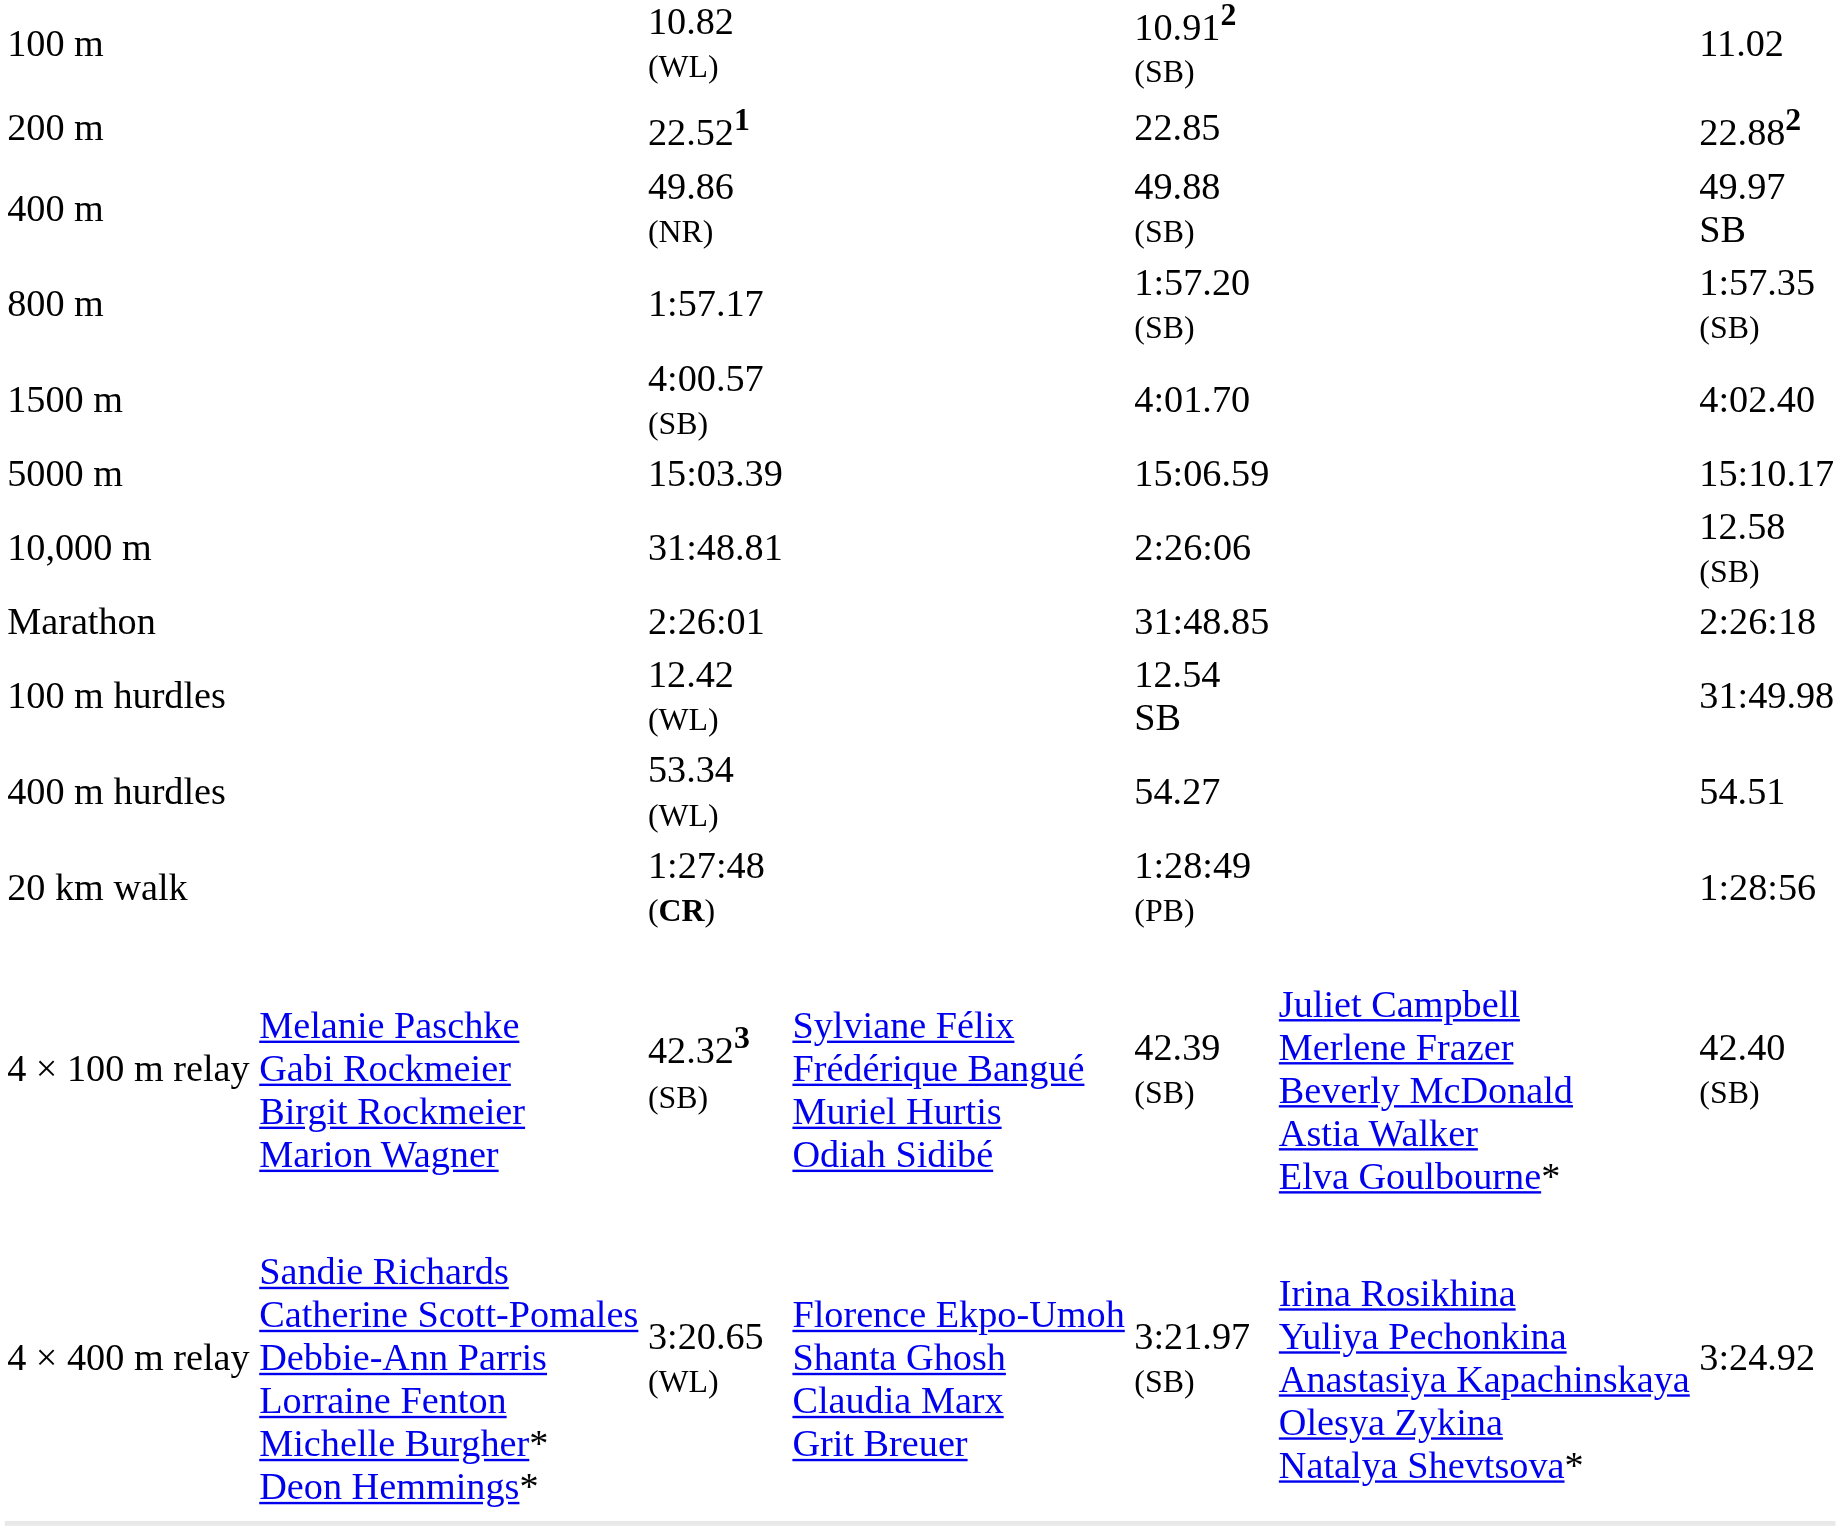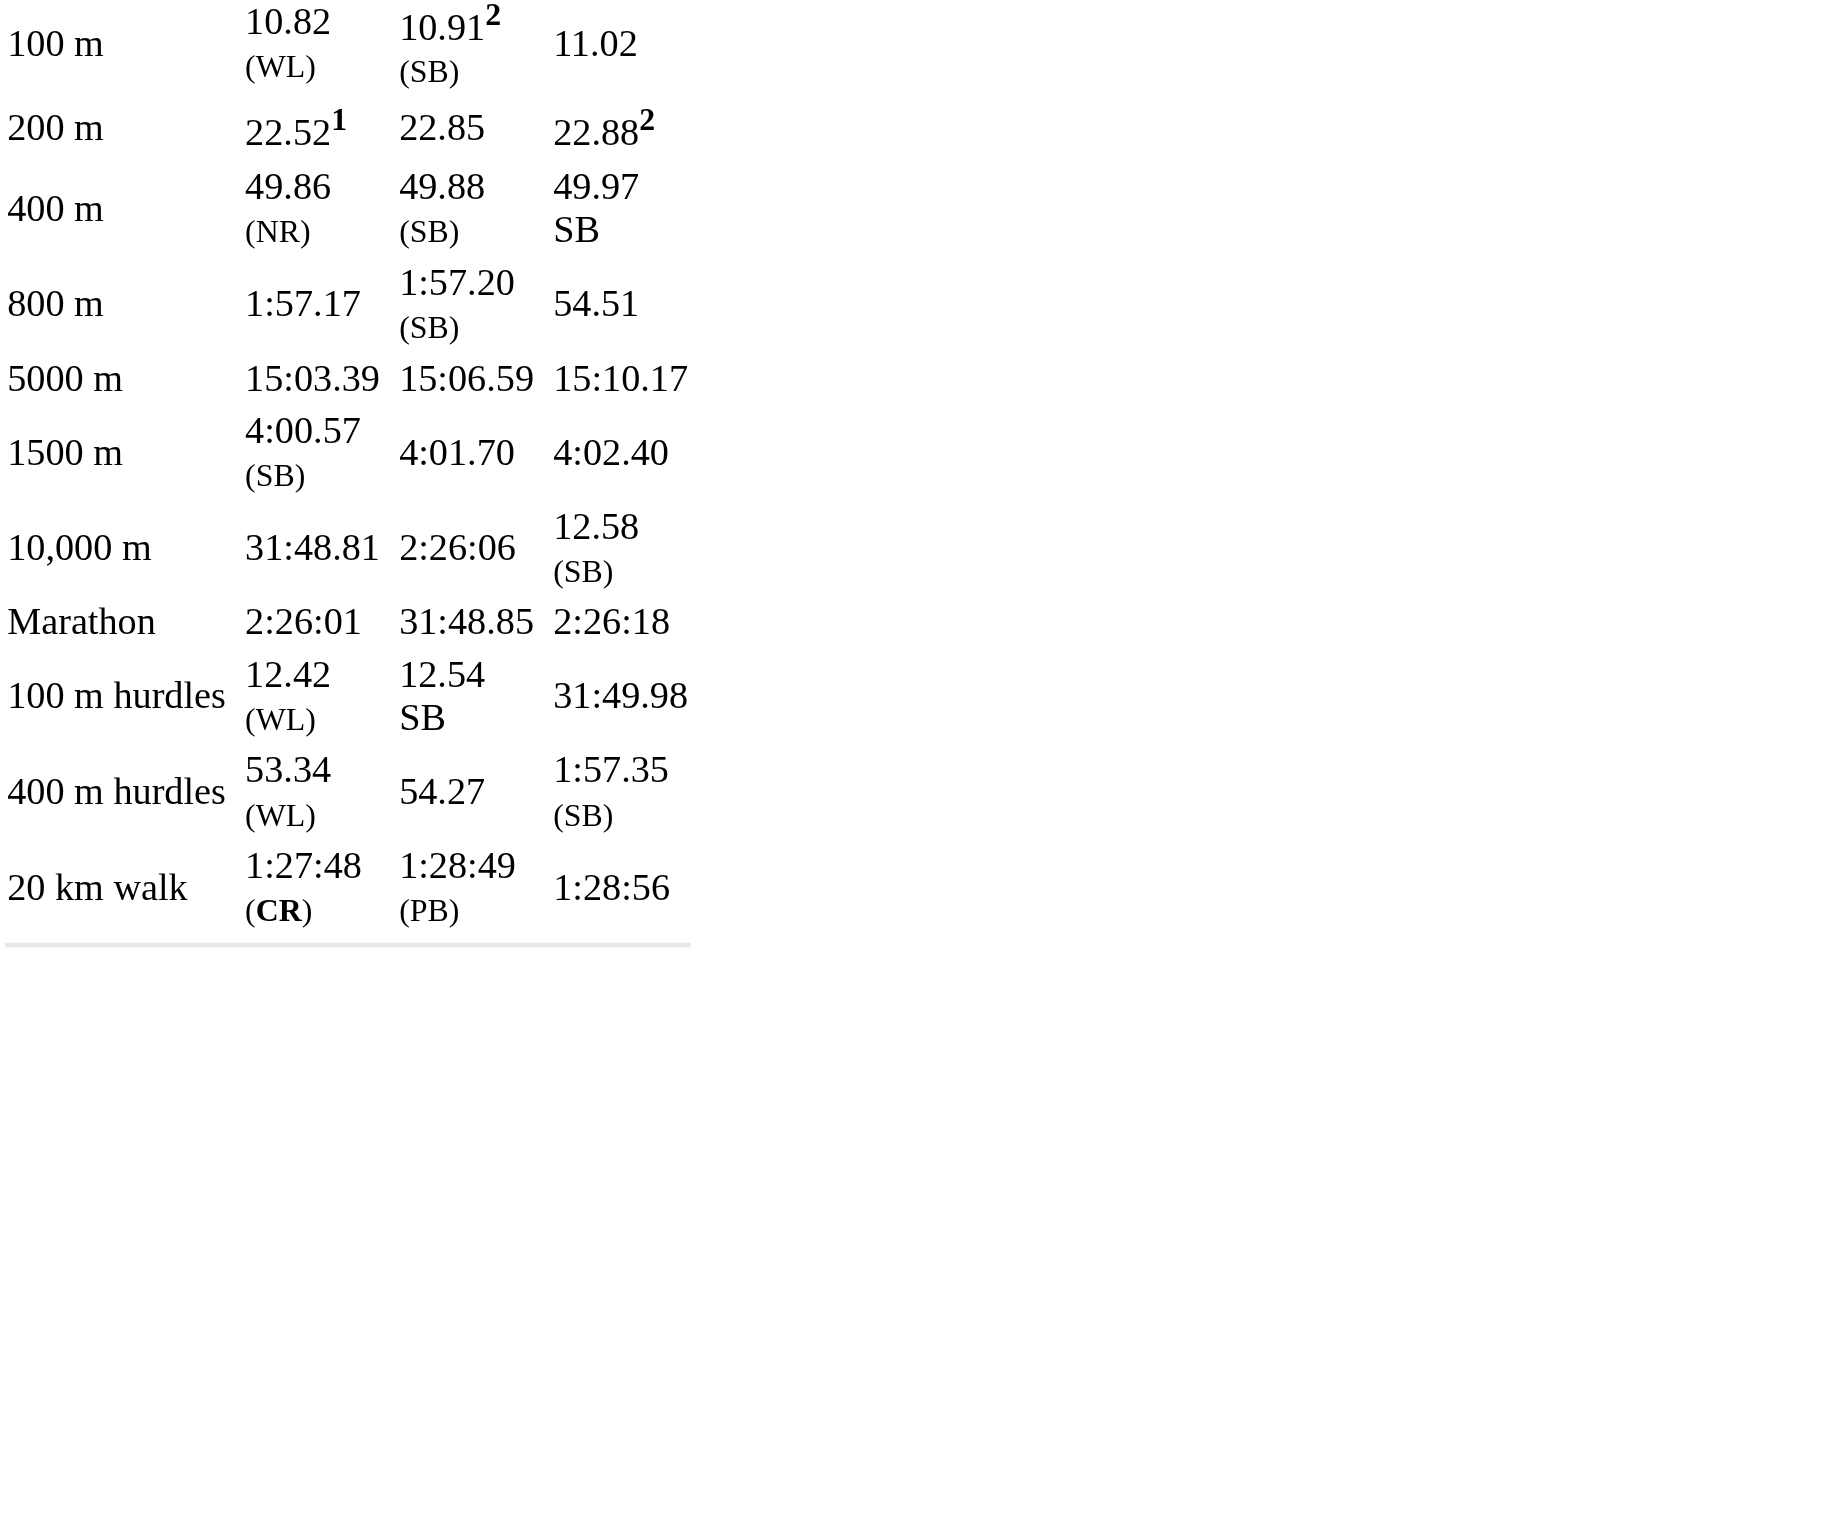(1757, 302) 1:57.35 (SB) -> (596, 302) 54.51
rows swapped: (65, 398) <-> (65, 472)
(1742, 790) 54.51 -> (611, 790) 1:57.35 (SB)
- row: (128, 1067)
- row: (128, 1356)
